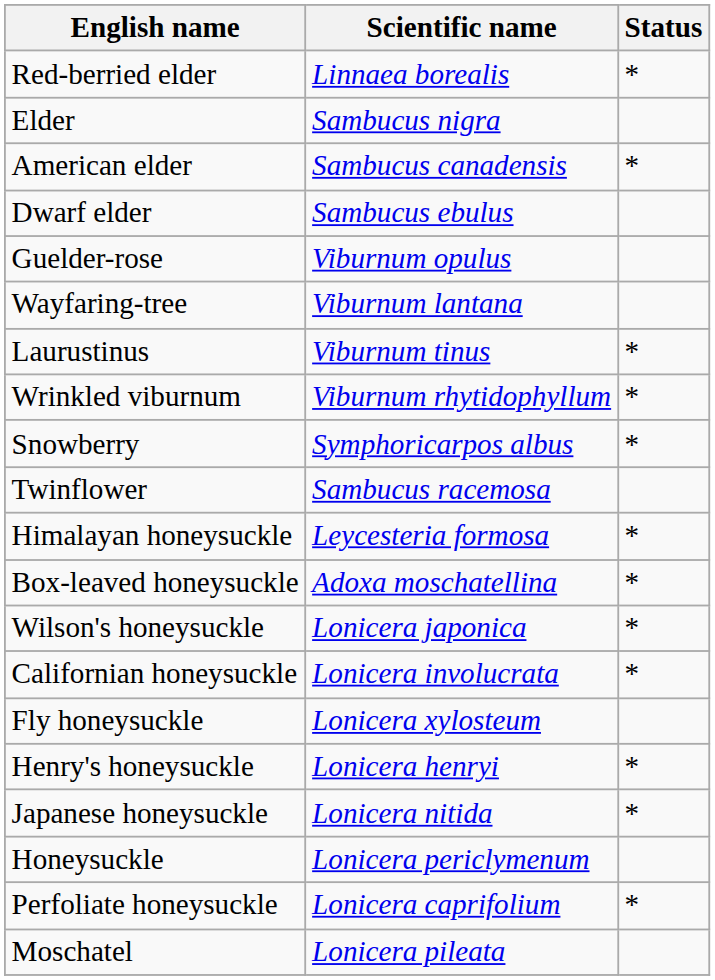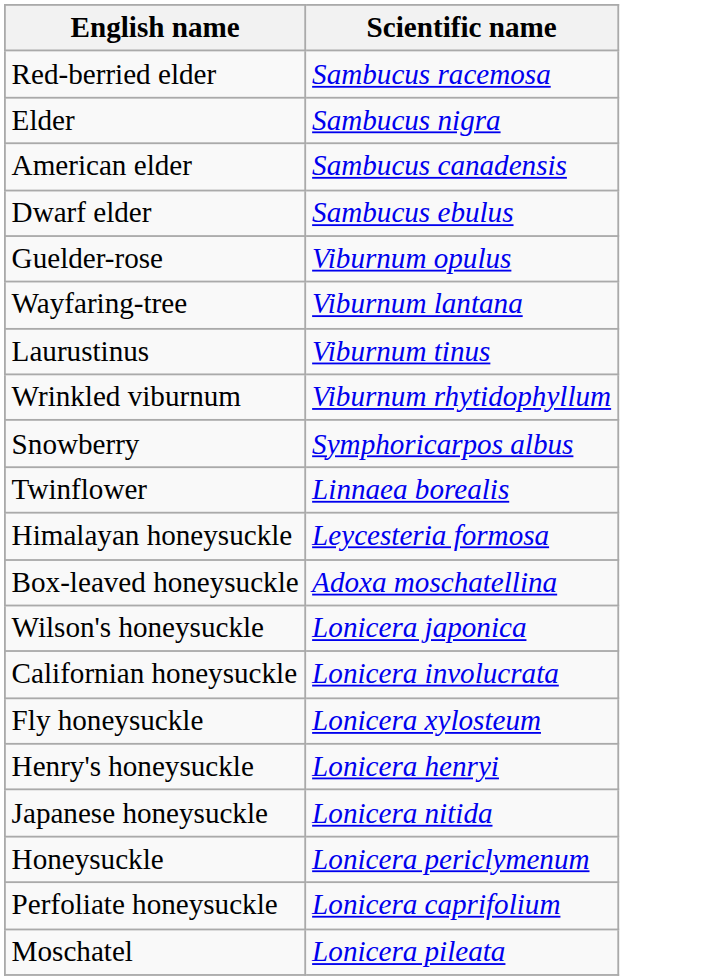- column: (663, 27)
(411, 73) Linnaea borealis -> (431, 73) Sambucus racemosa
(431, 489) Sambucus racemosa -> (411, 489) Linnaea borealis
